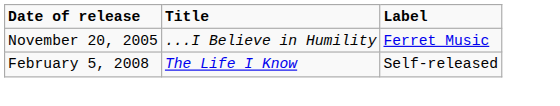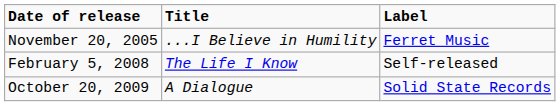+ row: (79, 88)
